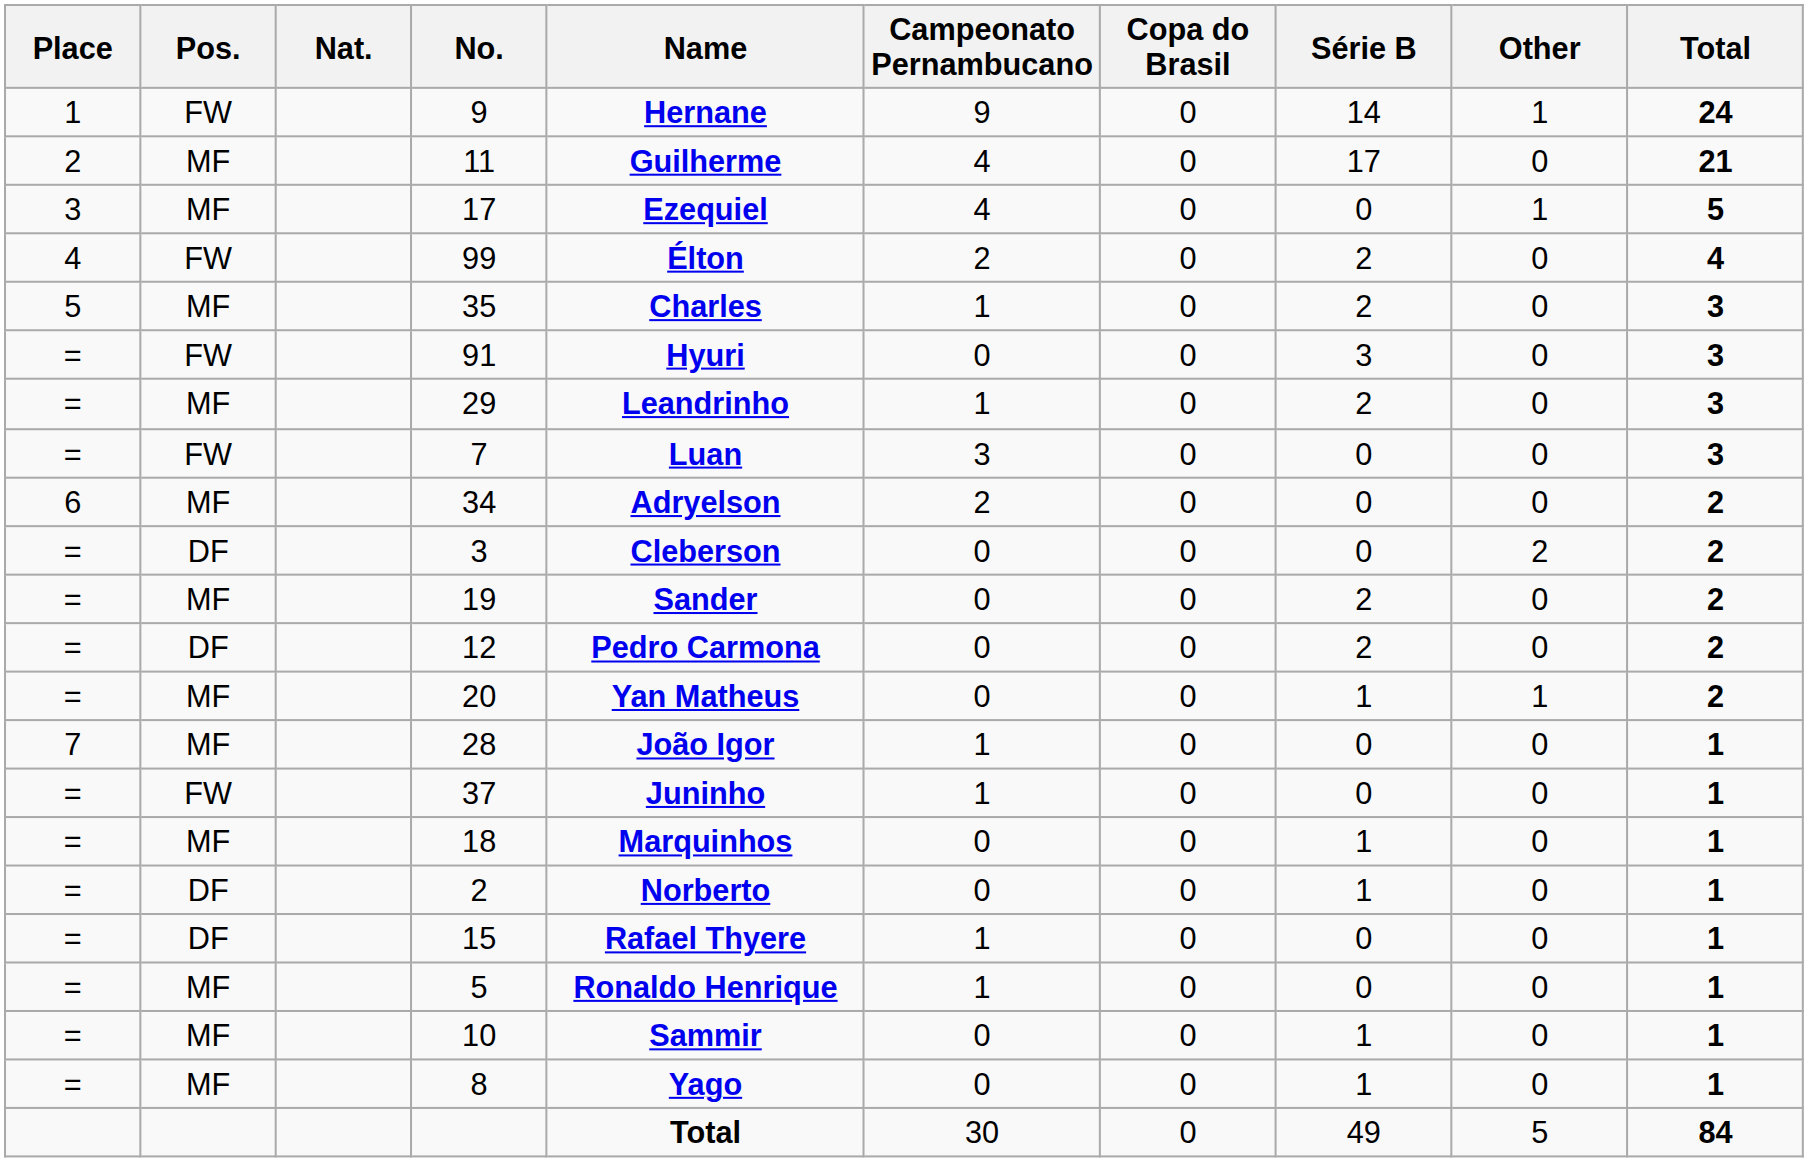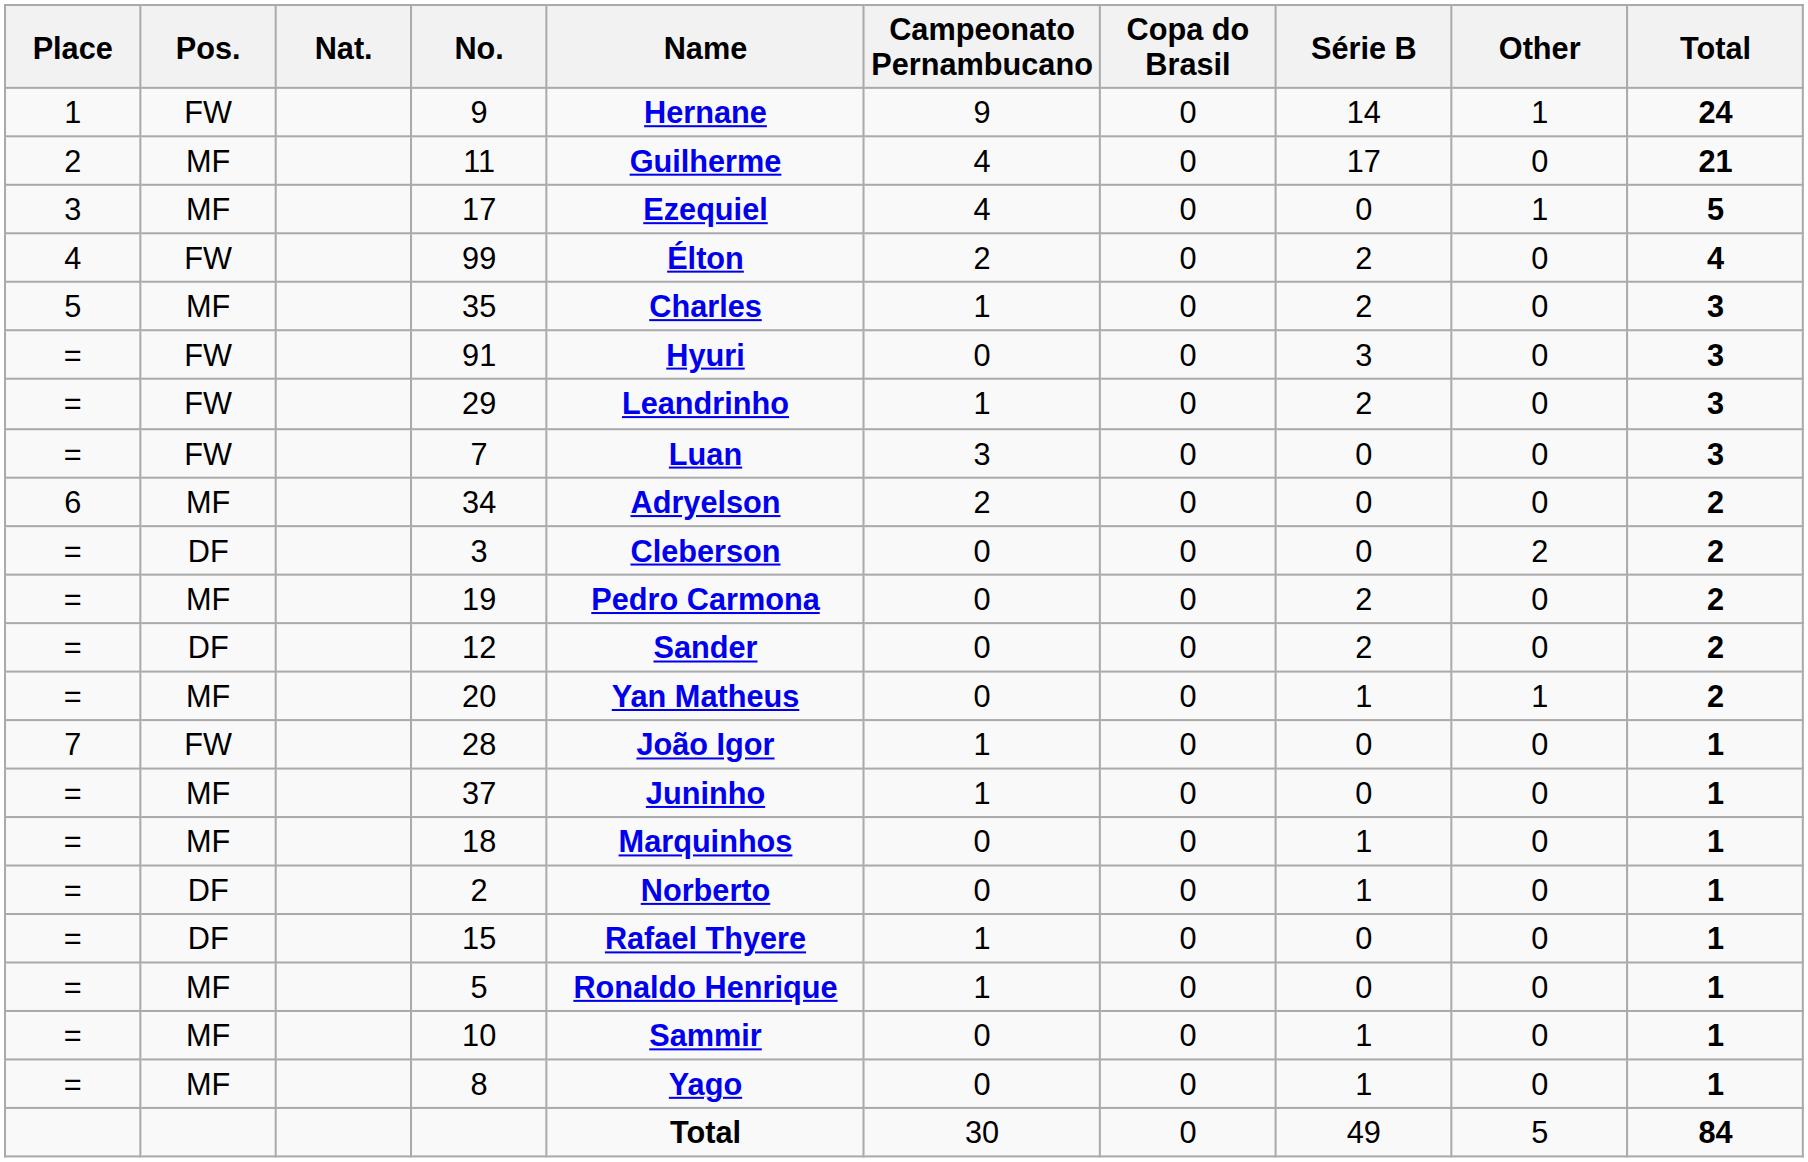(208, 404) MF -> (208, 404) FW
(706, 599) Sander -> (706, 599) Pedro Carmona
(706, 647) Pedro Carmona -> (706, 647) Sander
(208, 744) MF -> (208, 744) FW
(208, 793) FW -> (208, 793) MF
